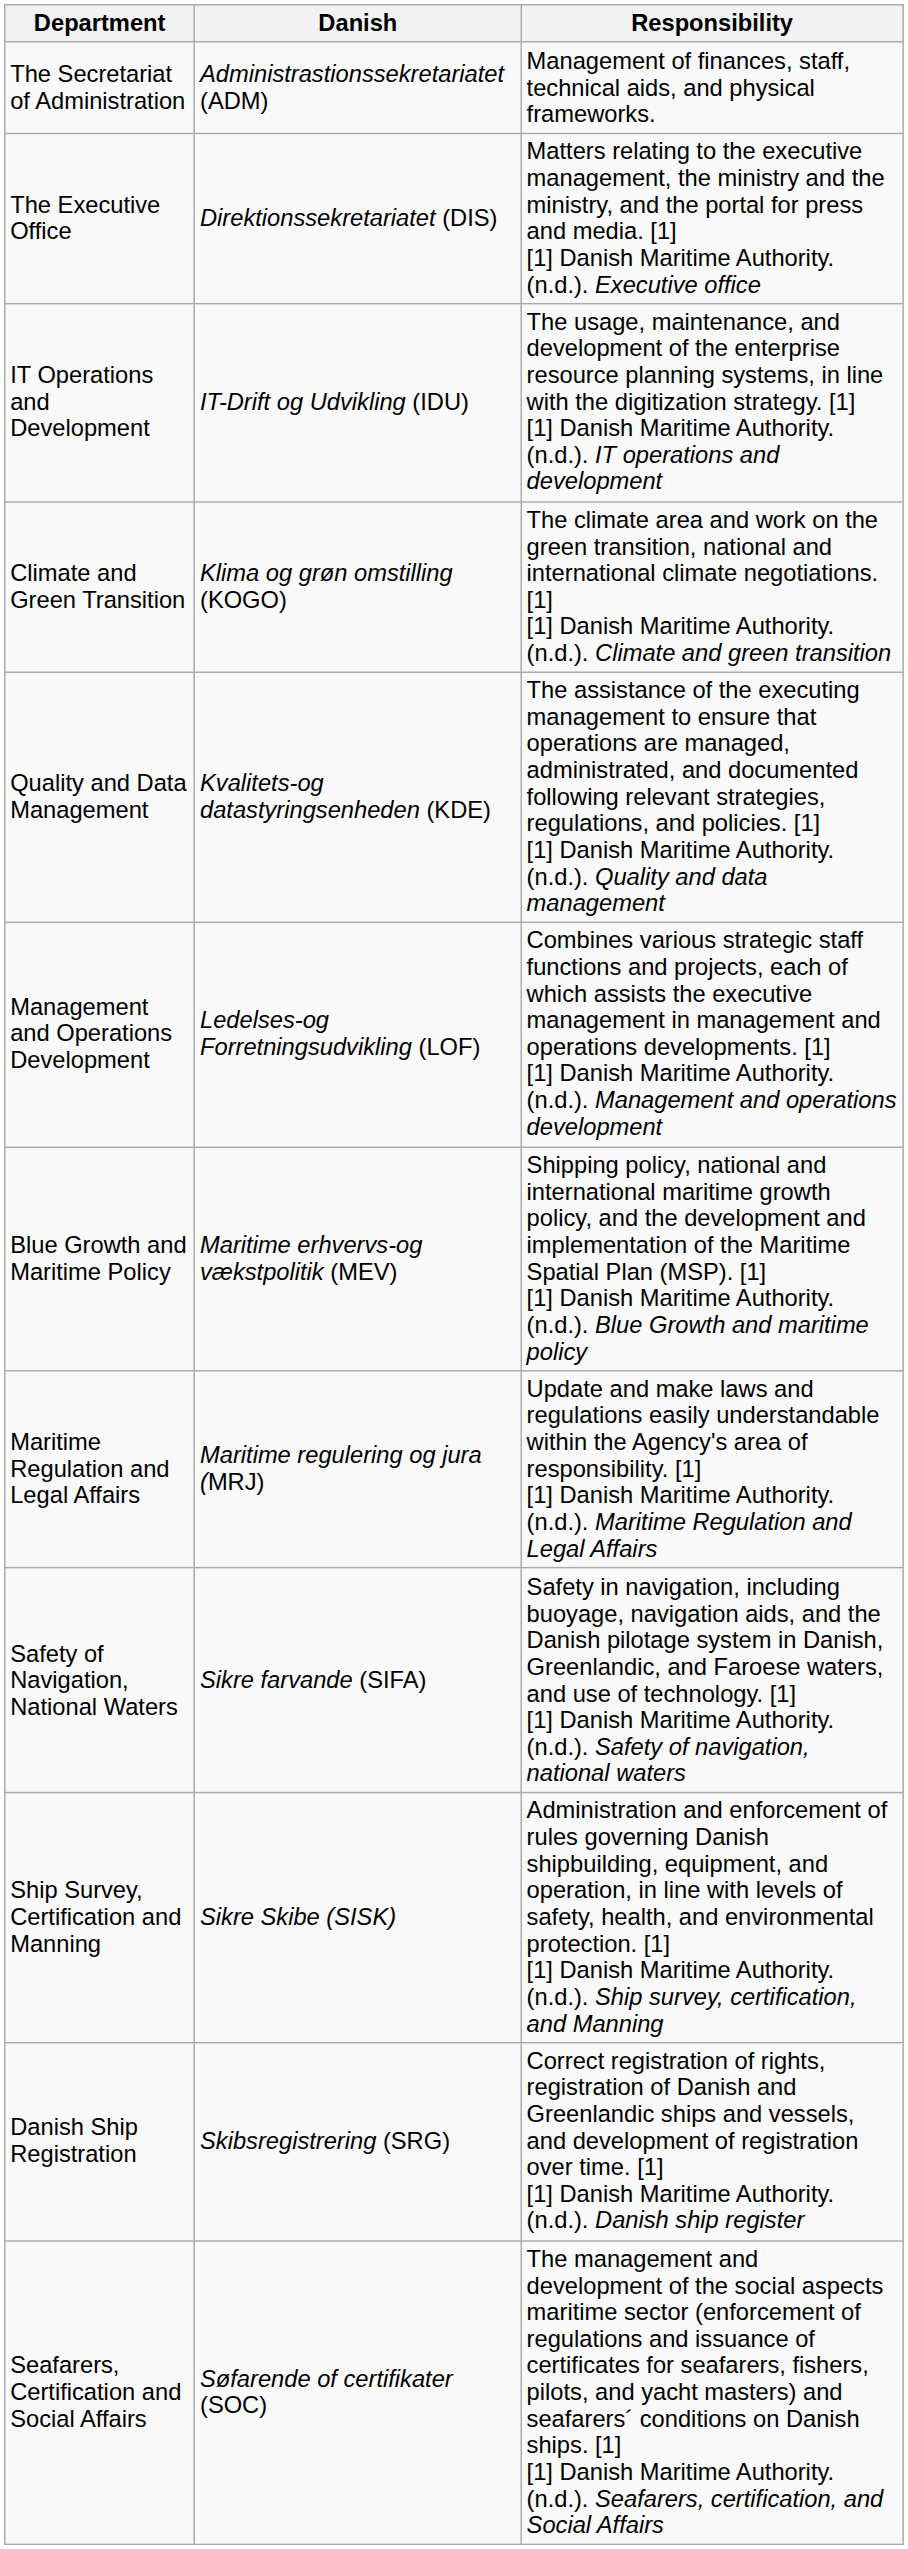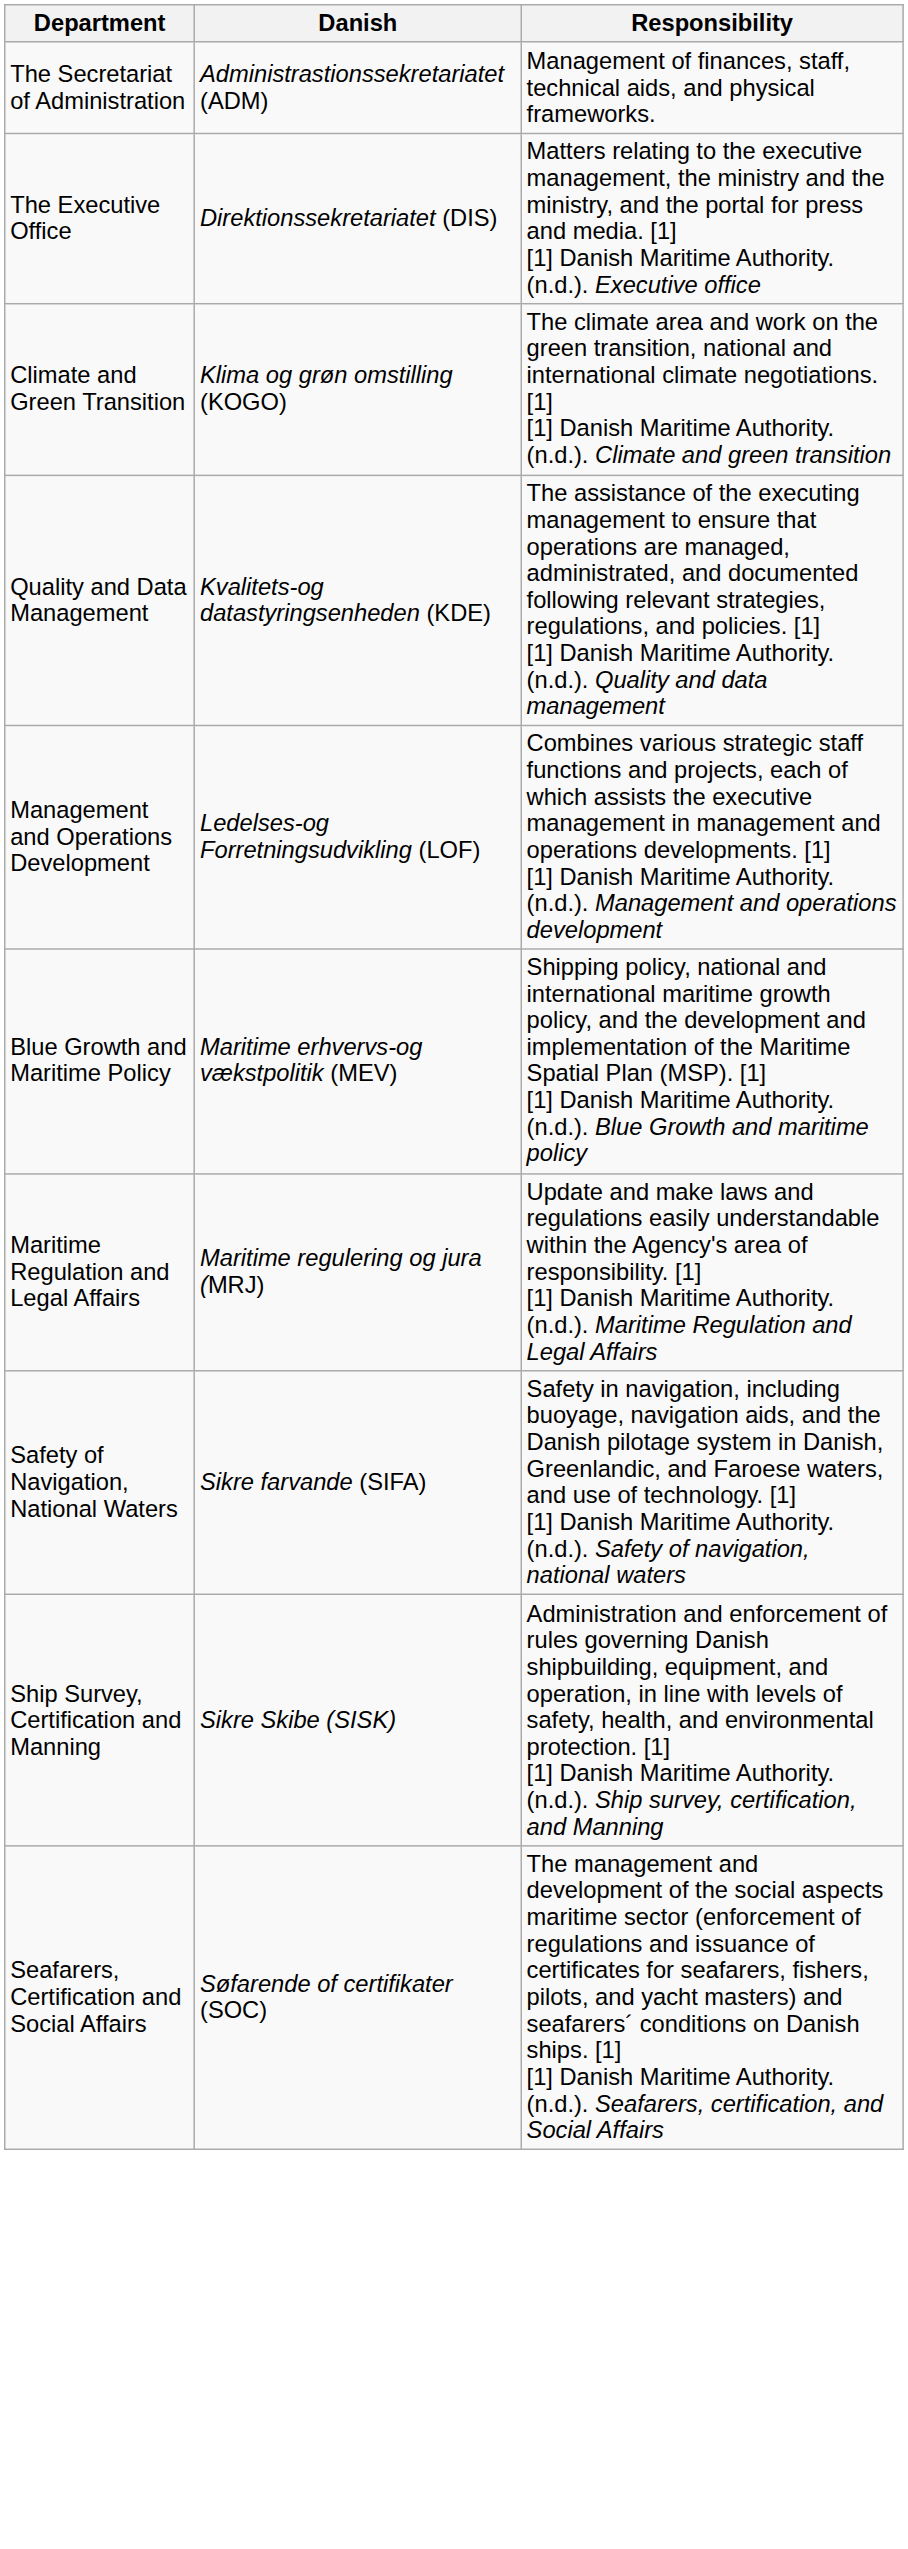- row: (82, 402)
- row: (74, 2141)
